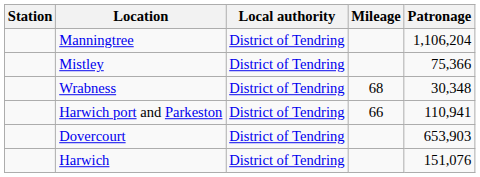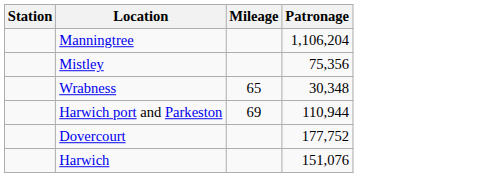- column: (287, 16)
(451, 64) 75,366 -> (329, 64) 75,356
(376, 88) 68 -> (254, 88) 65
(376, 112) 66 -> (254, 112) 69
(448, 112) 110,941 -> (326, 112) 110,944
(448, 137) 653,903 -> (325, 137) 177,752
